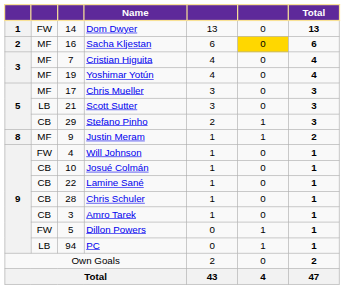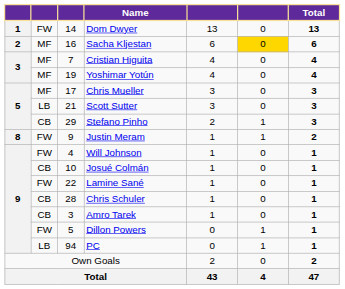(44, 137) MF -> (44, 137) FW
(44, 183) CB -> (44, 183) FW
